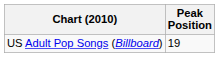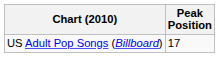(174, 43) 19 -> (174, 43) 17
